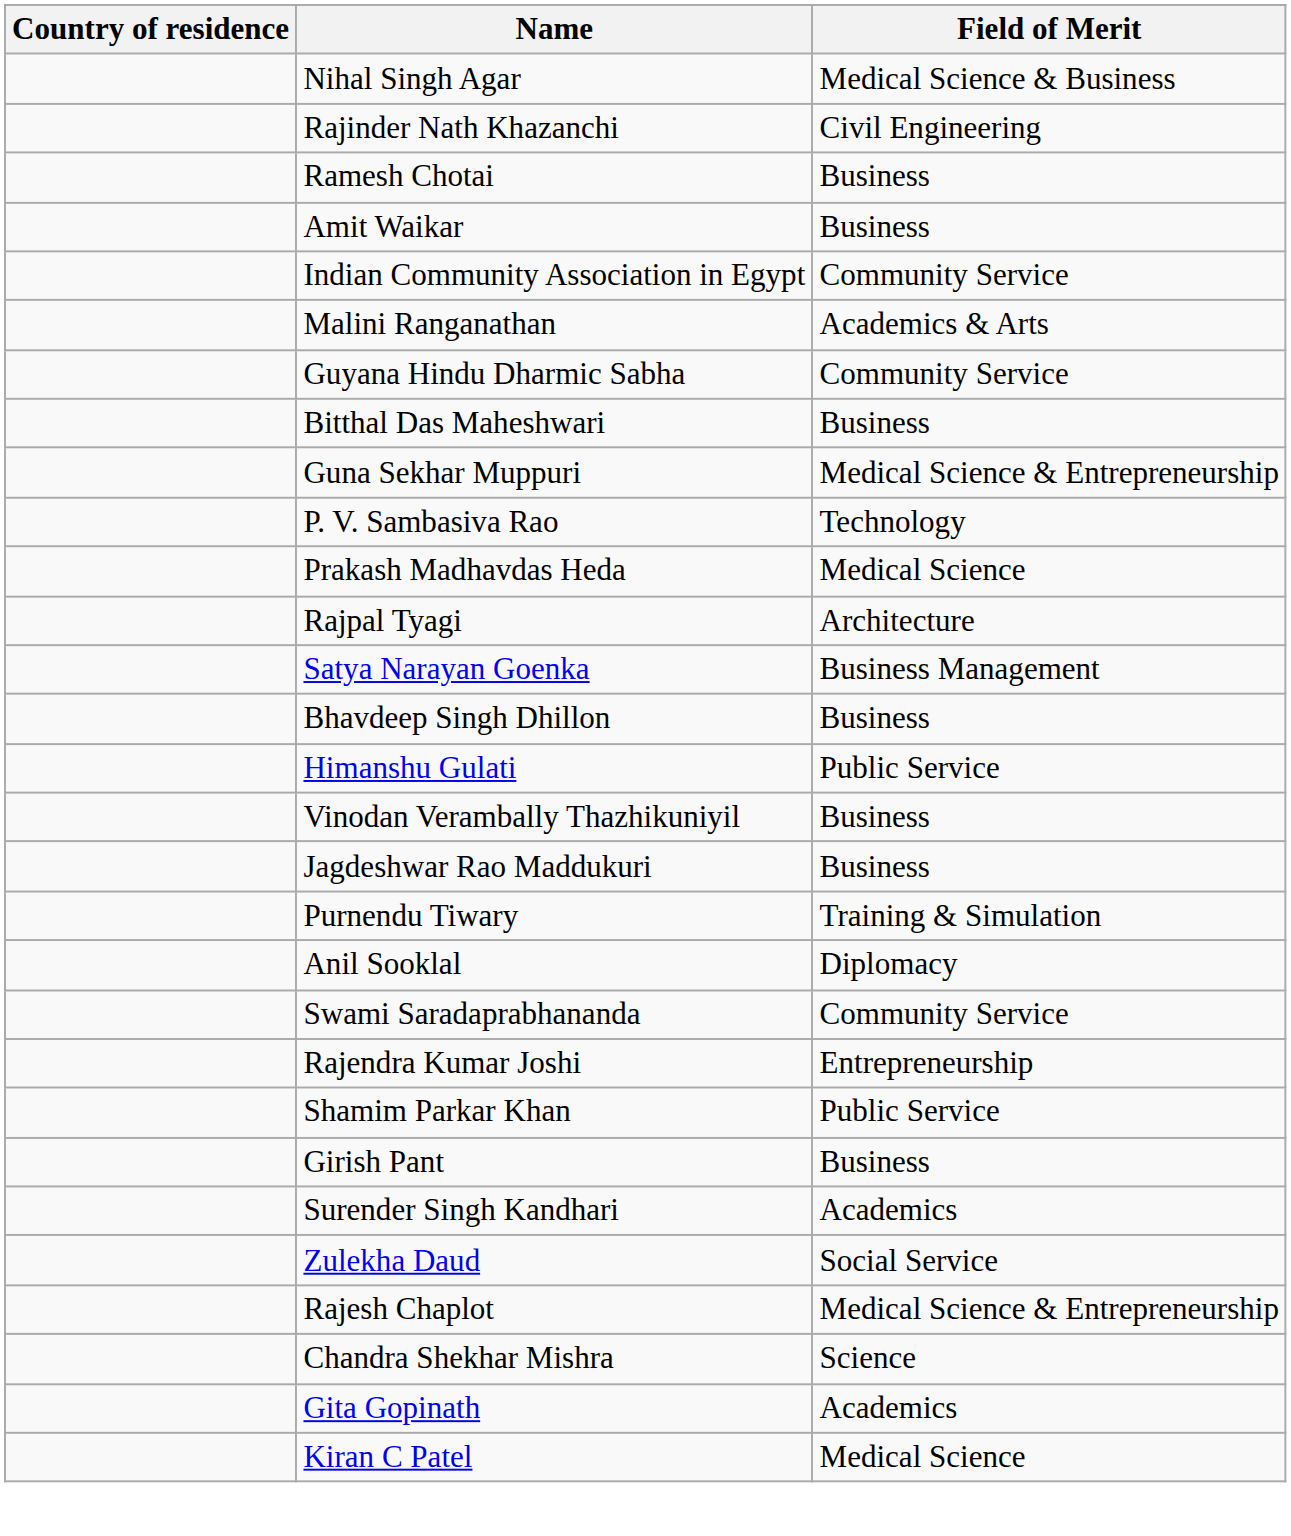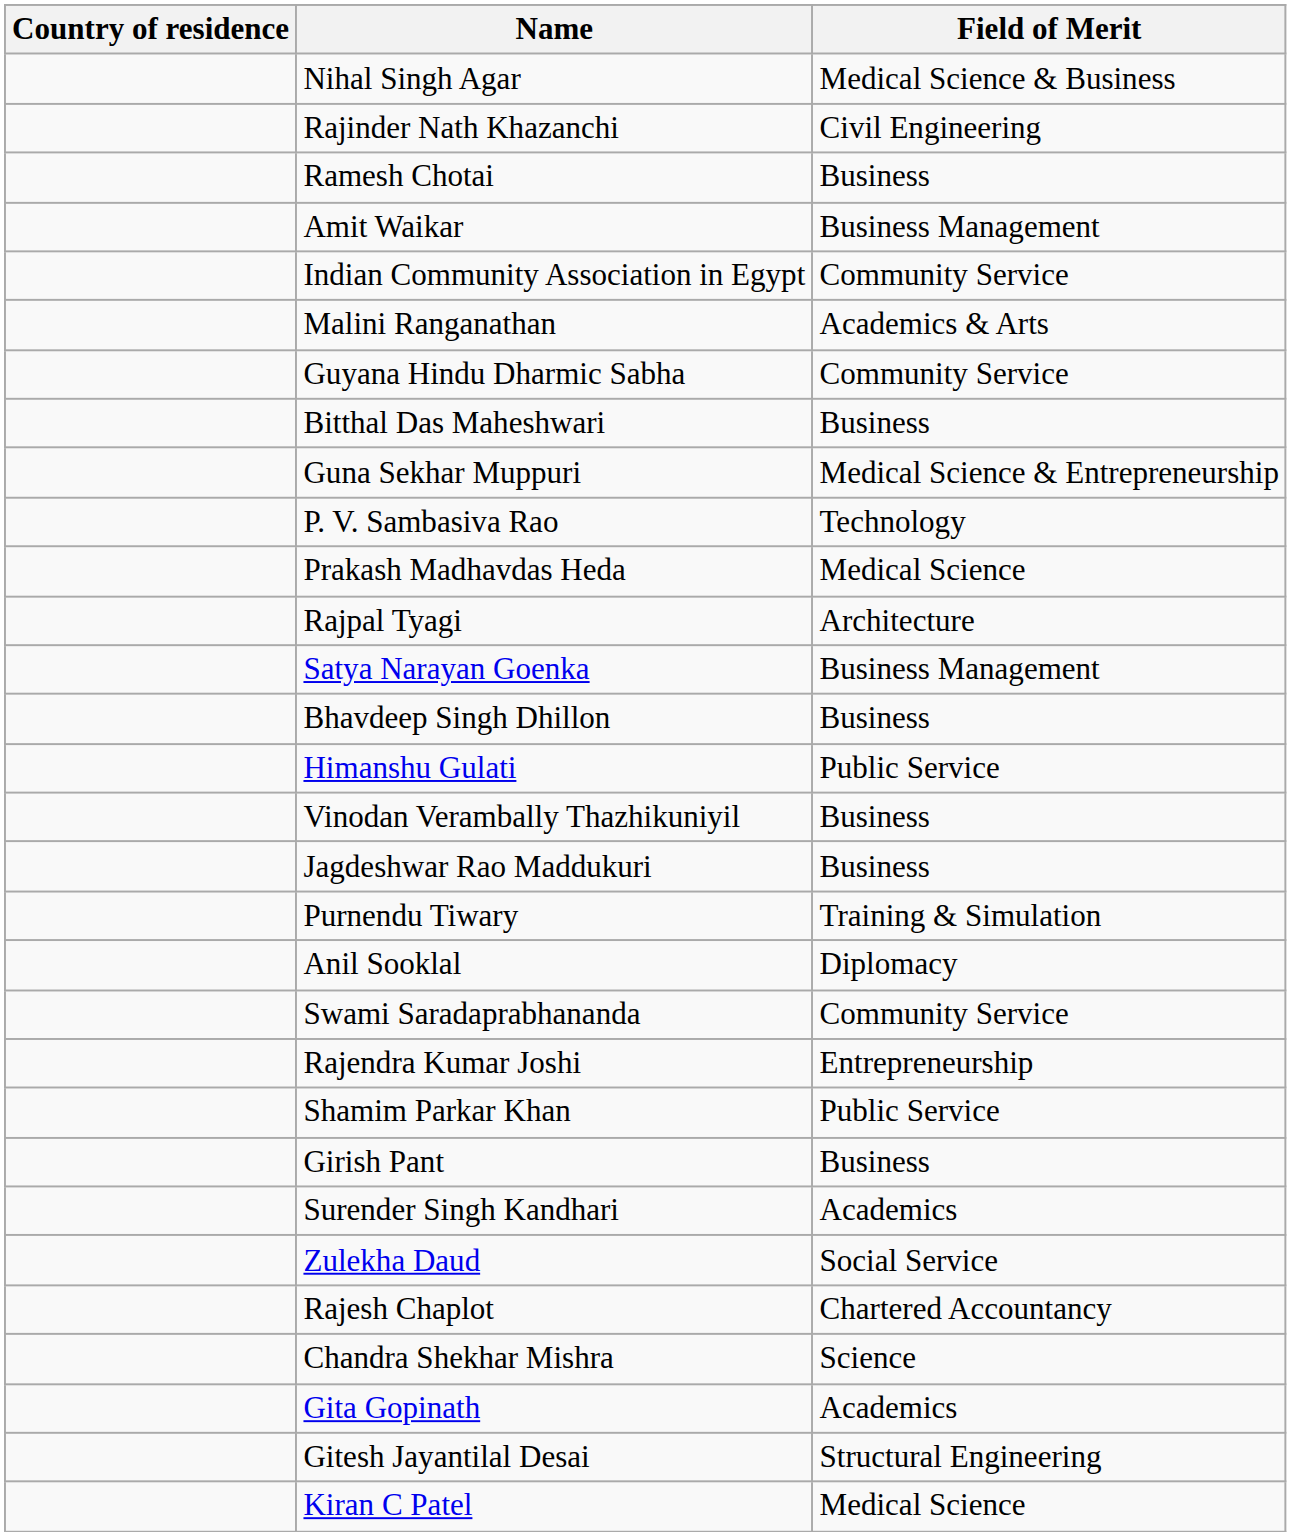(875, 226) Business -> (960, 226) Business Management
(1049, 1309) Medical Science & Entrepreneurship -> (966, 1309) Chartered Accountancy
+ row: (447, 1456)
